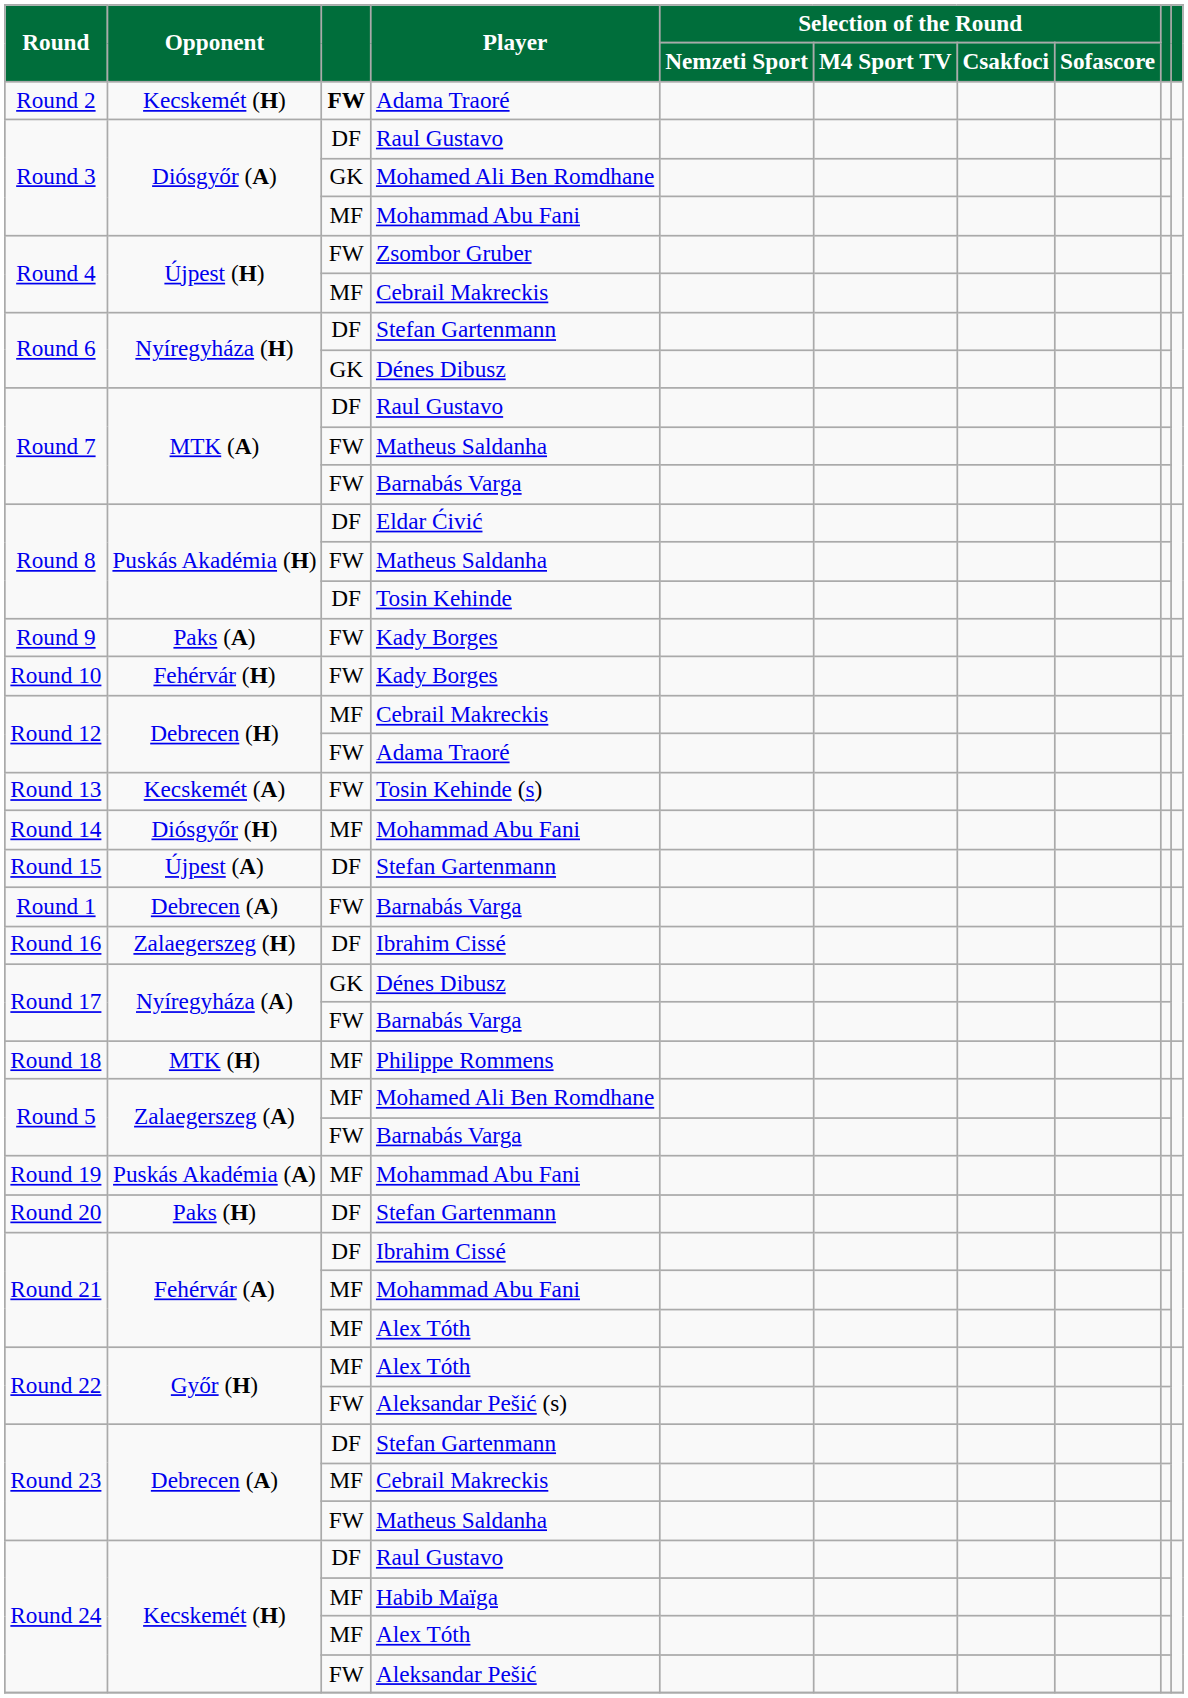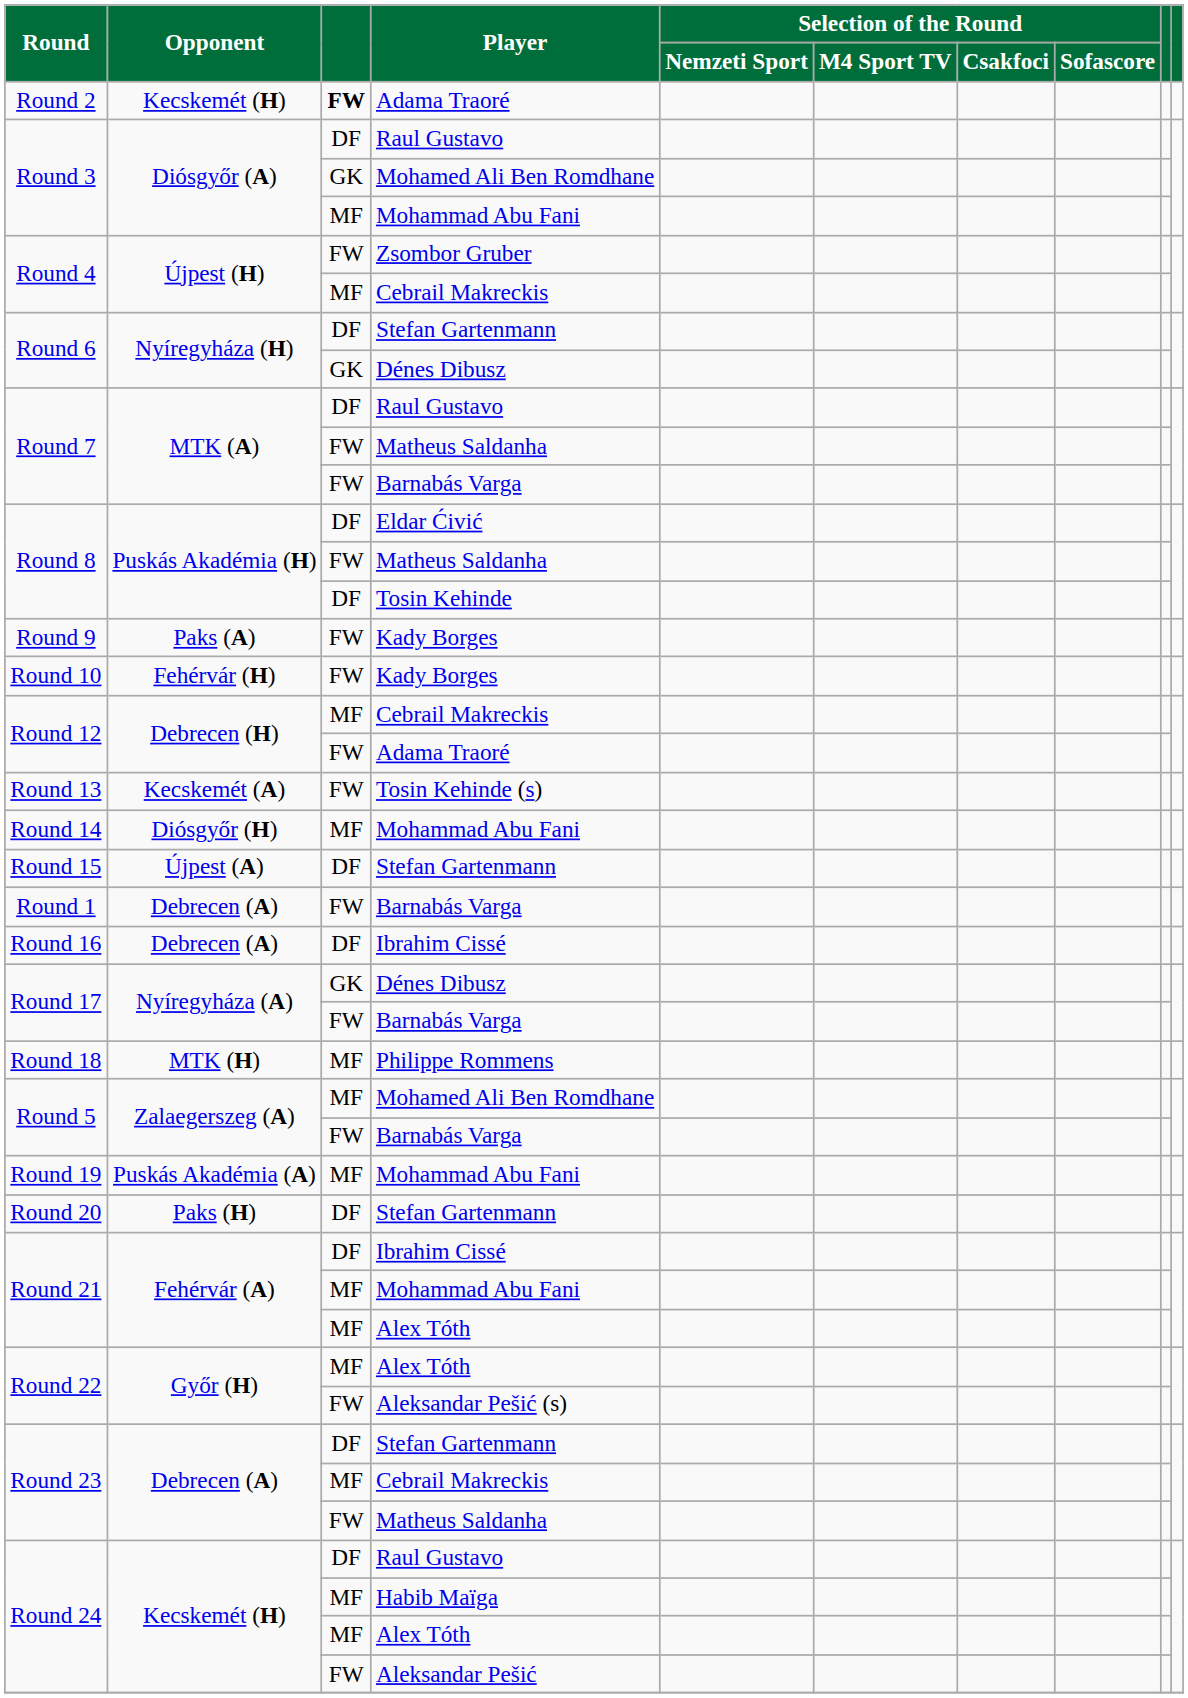(214, 944) Zalaegerszeg (H) -> (214, 944) Debrecen (A)
